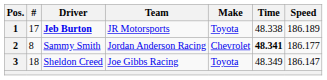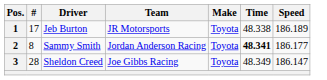(68, 29) bold -> (65, 29) normal
(230, 46) Chevrolet -> (225, 46) Toyota
(34, 62) 18 -> (34, 62) 28
